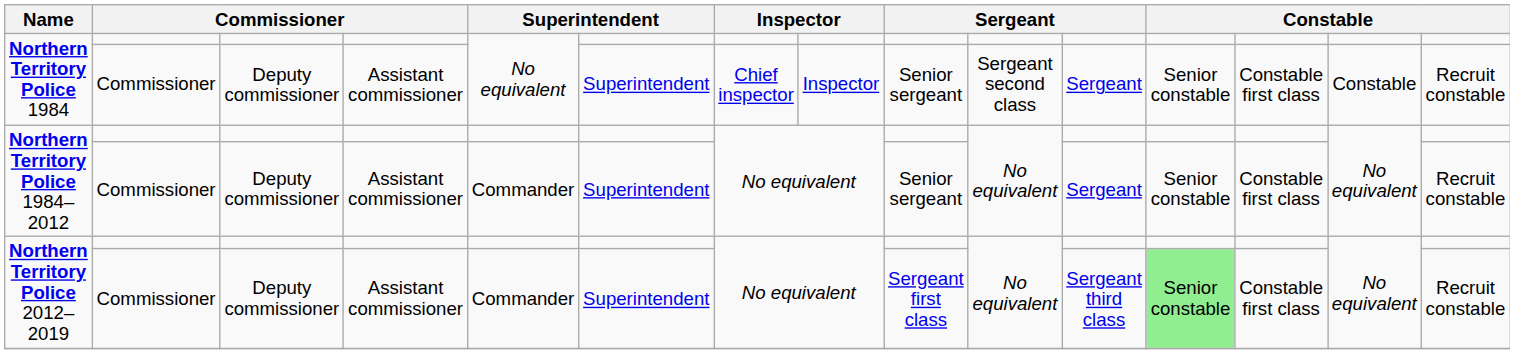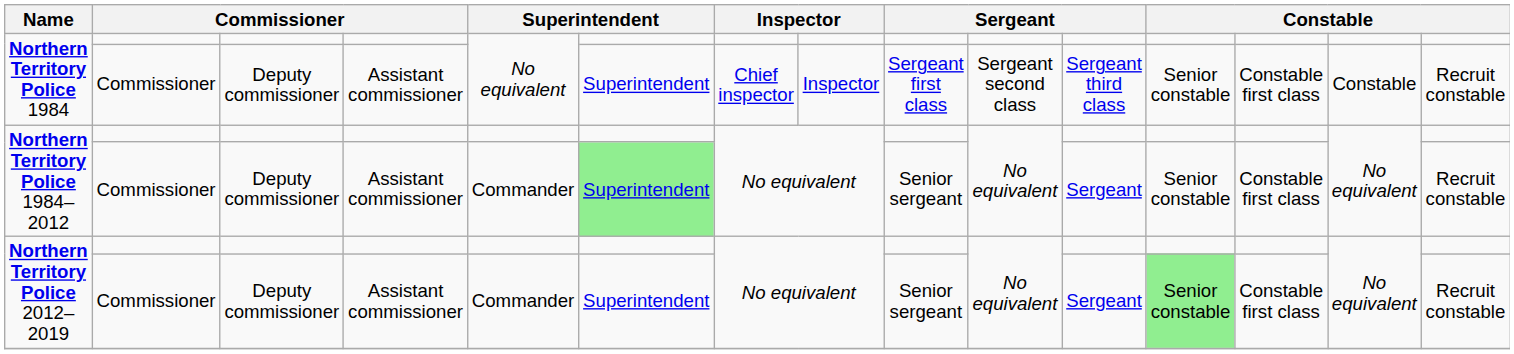(926, 85) Senior sergeant -> (926, 85) Sergeant first class
(1104, 85) Sergeant -> (1104, 85) Sergeant third class
(646, 189) no background -> (646, 189) lightgreen background
(926, 299) Sergeant first class -> (926, 301) Senior sergeant
(1104, 299) Sergeant third class -> (1104, 301) Sergeant
